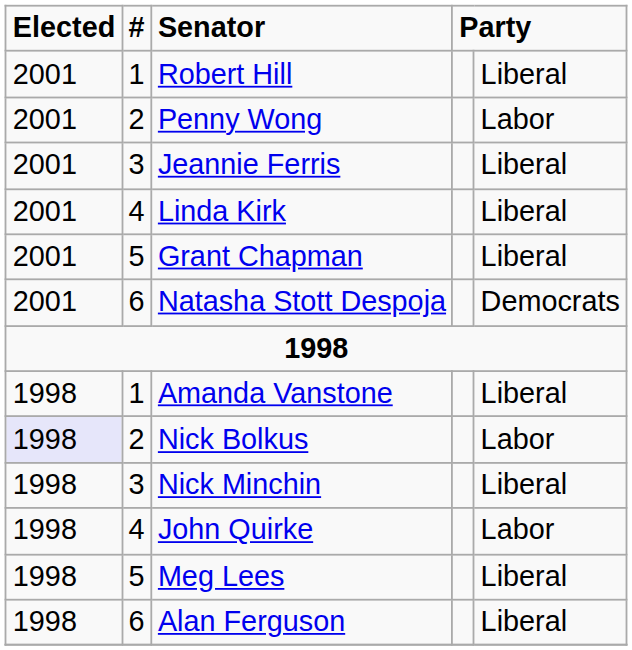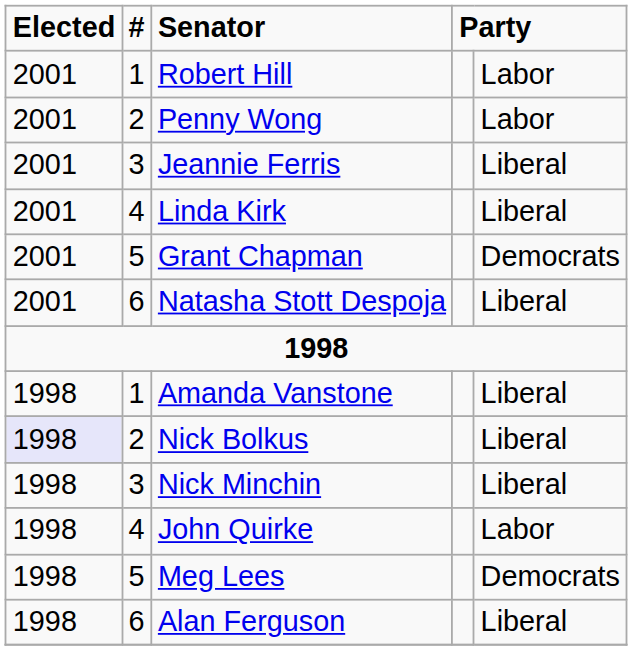(524, 73) Liberal -> (517, 73) Labor
(524, 256) Liberal -> (550, 256) Democrats
(550, 302) Democrats -> (524, 302) Liberal
(517, 439) Labor -> (524, 439) Liberal
(524, 576) Liberal -> (550, 576) Democrats
